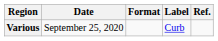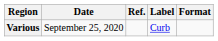columns swapped: (144, 12) <-> (202, 12)
